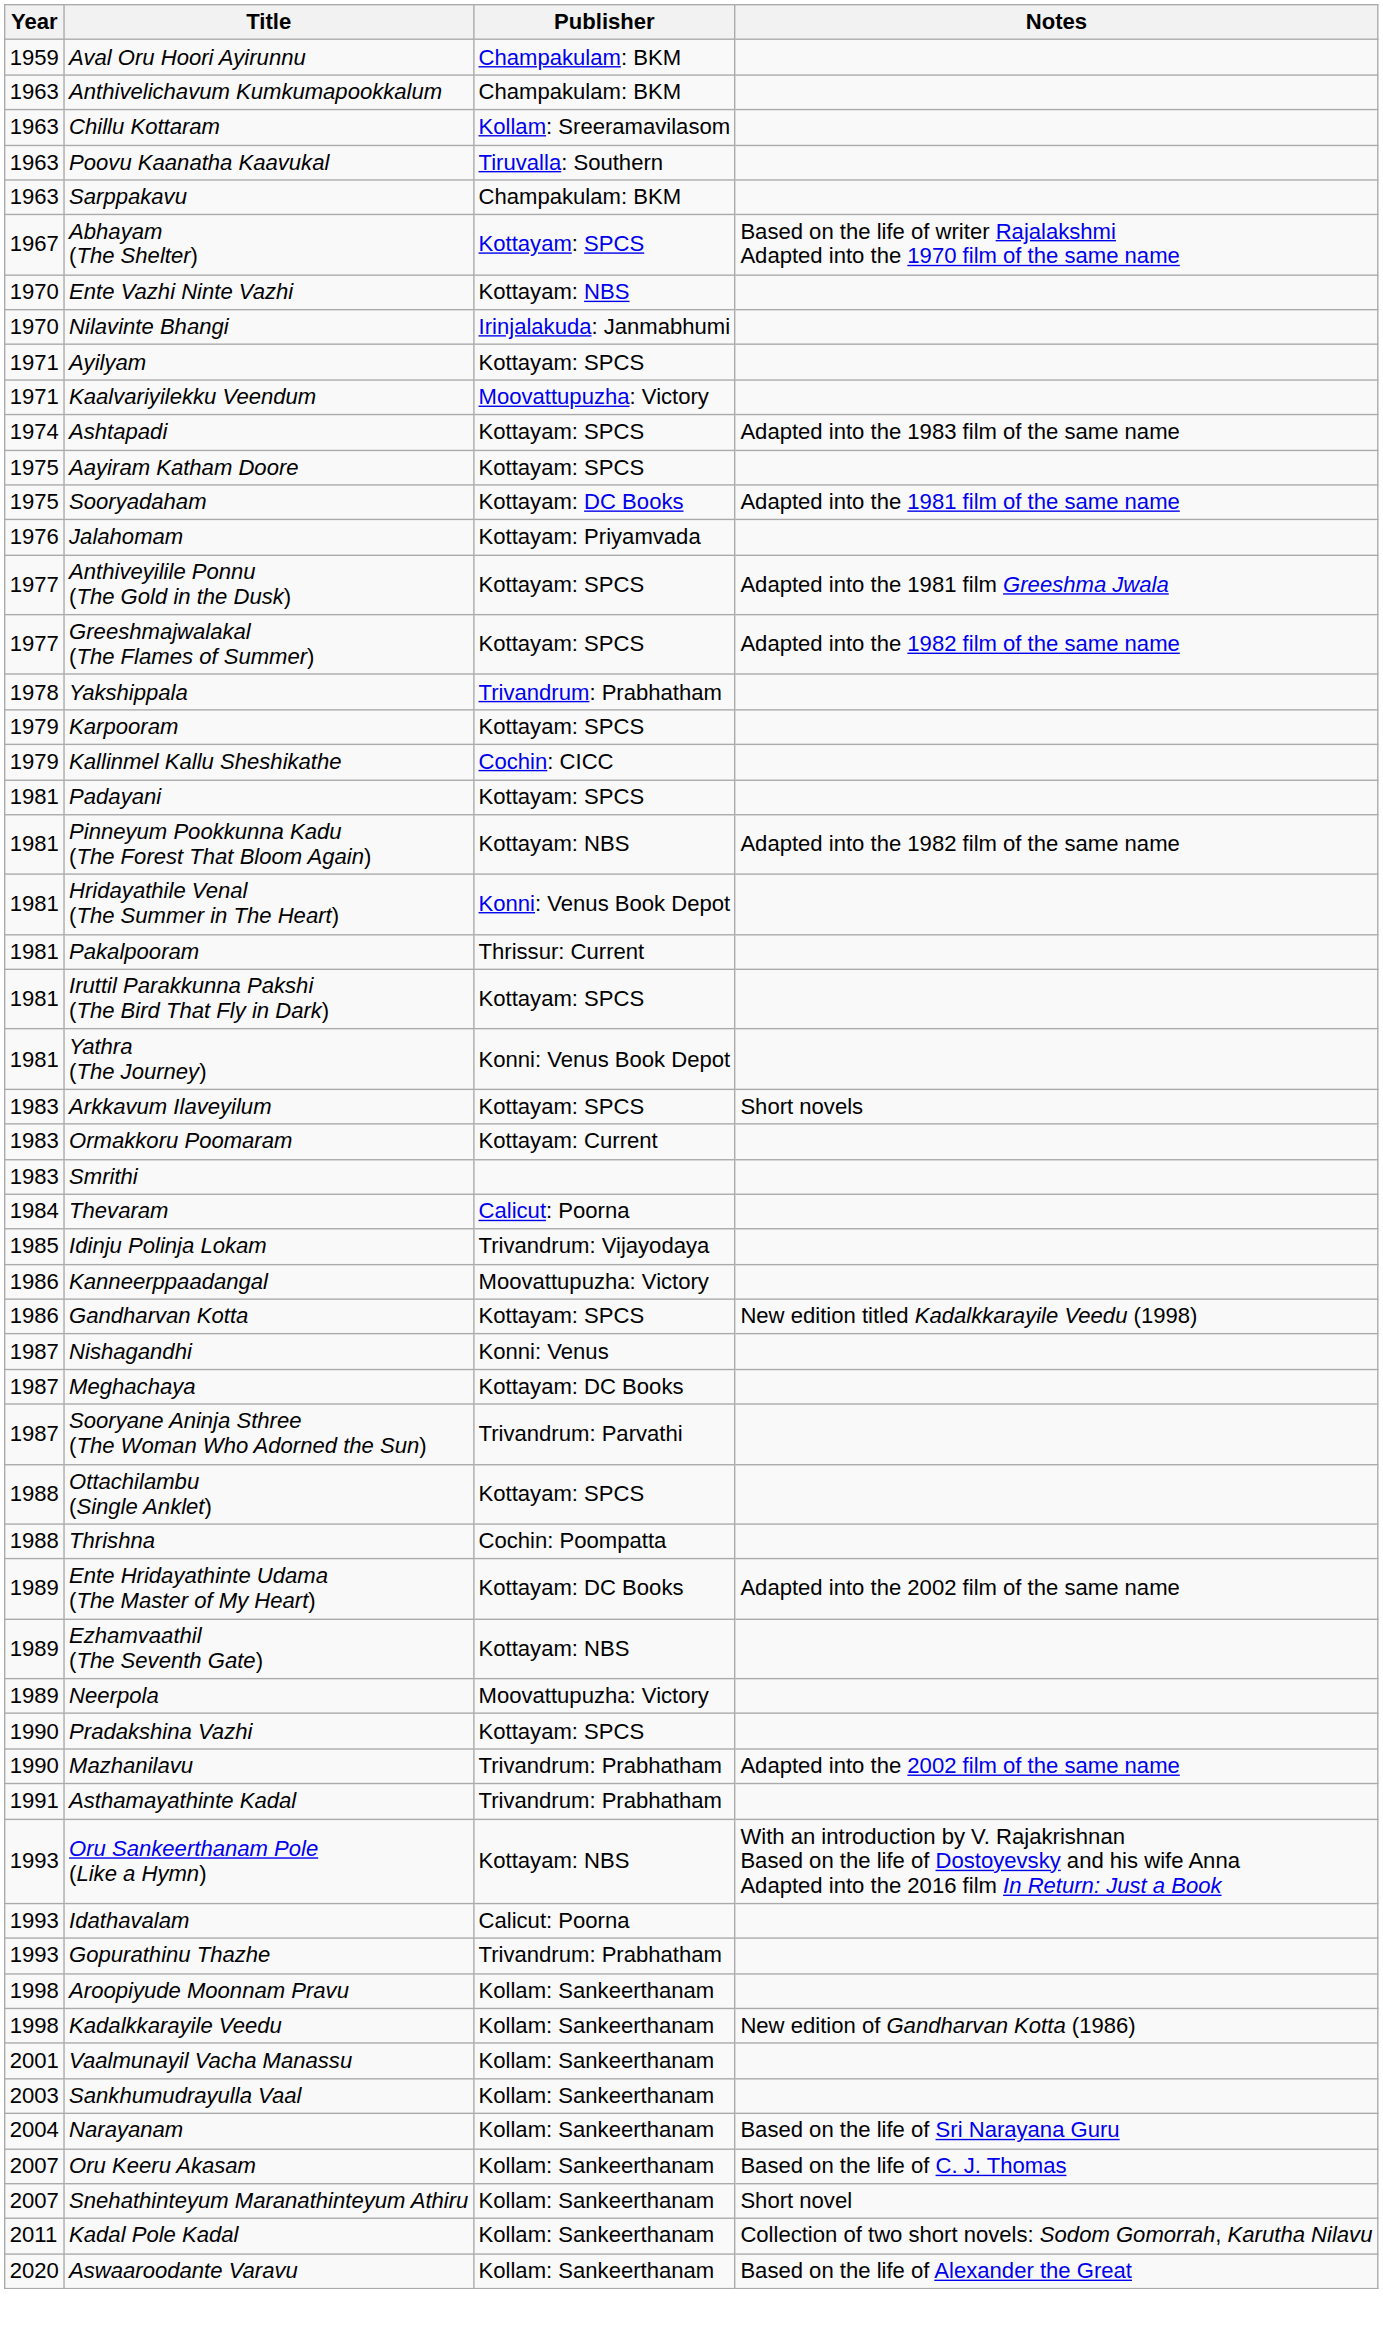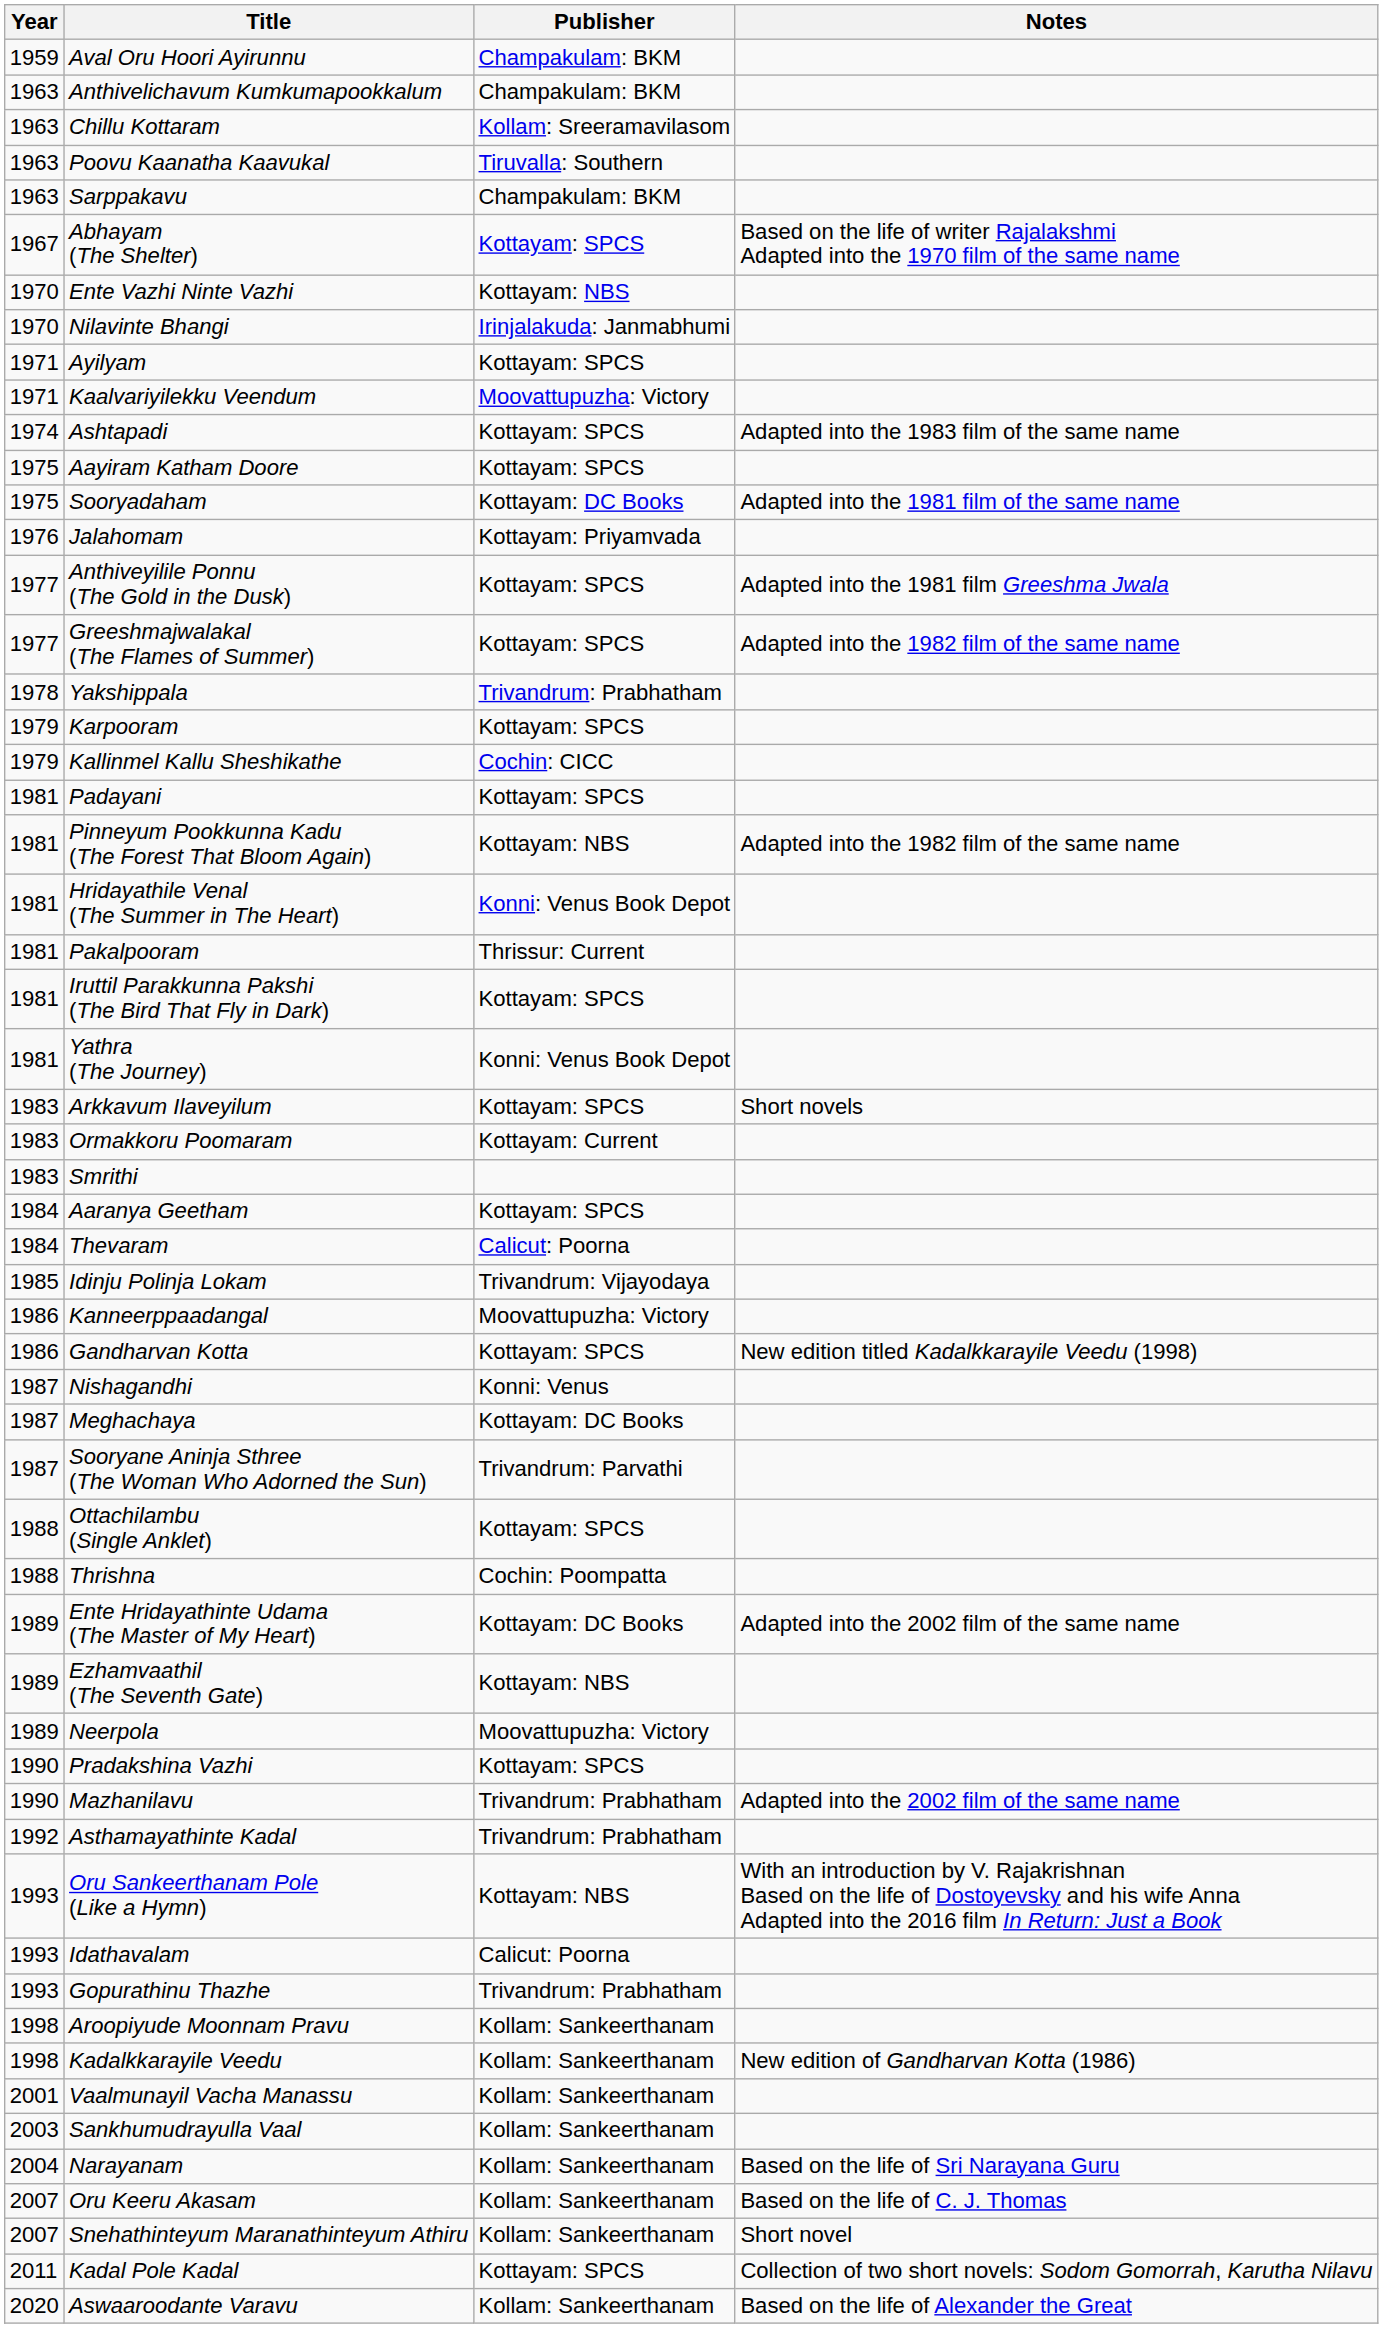+ row: (159, 1211)
(34, 1801) 1991 -> (34, 1836) 1992
(596, 2235) Kollam: Sankeerthanam -> (561, 2270) Kottayam: SPCS
